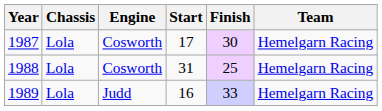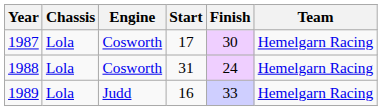(230, 67) 25 -> (230, 67) 24
